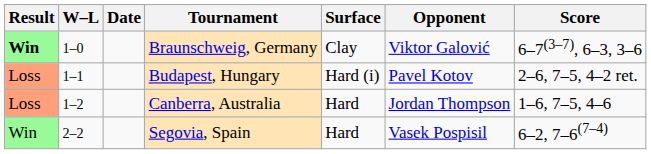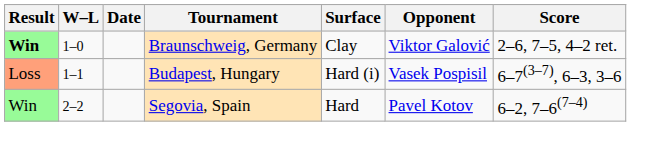(580, 47) 6–7(3–7), 6–3, 3–6 -> (557, 44) 2–6, 7–5, 4–2 ret.
(431, 76) Pavel Kotov -> (438, 74) Vasek Pospisil
(578, 76) 2–6, 7–5, 4–2 ret. -> (560, 74) 6–7(3–7), 6–3, 3–6
- row: (215, 103)
(438, 132) Vasek Pospisil -> (431, 105) Pavel Kotov
